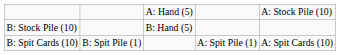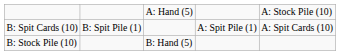rows swapped: (42, 43) <-> (42, 27)
